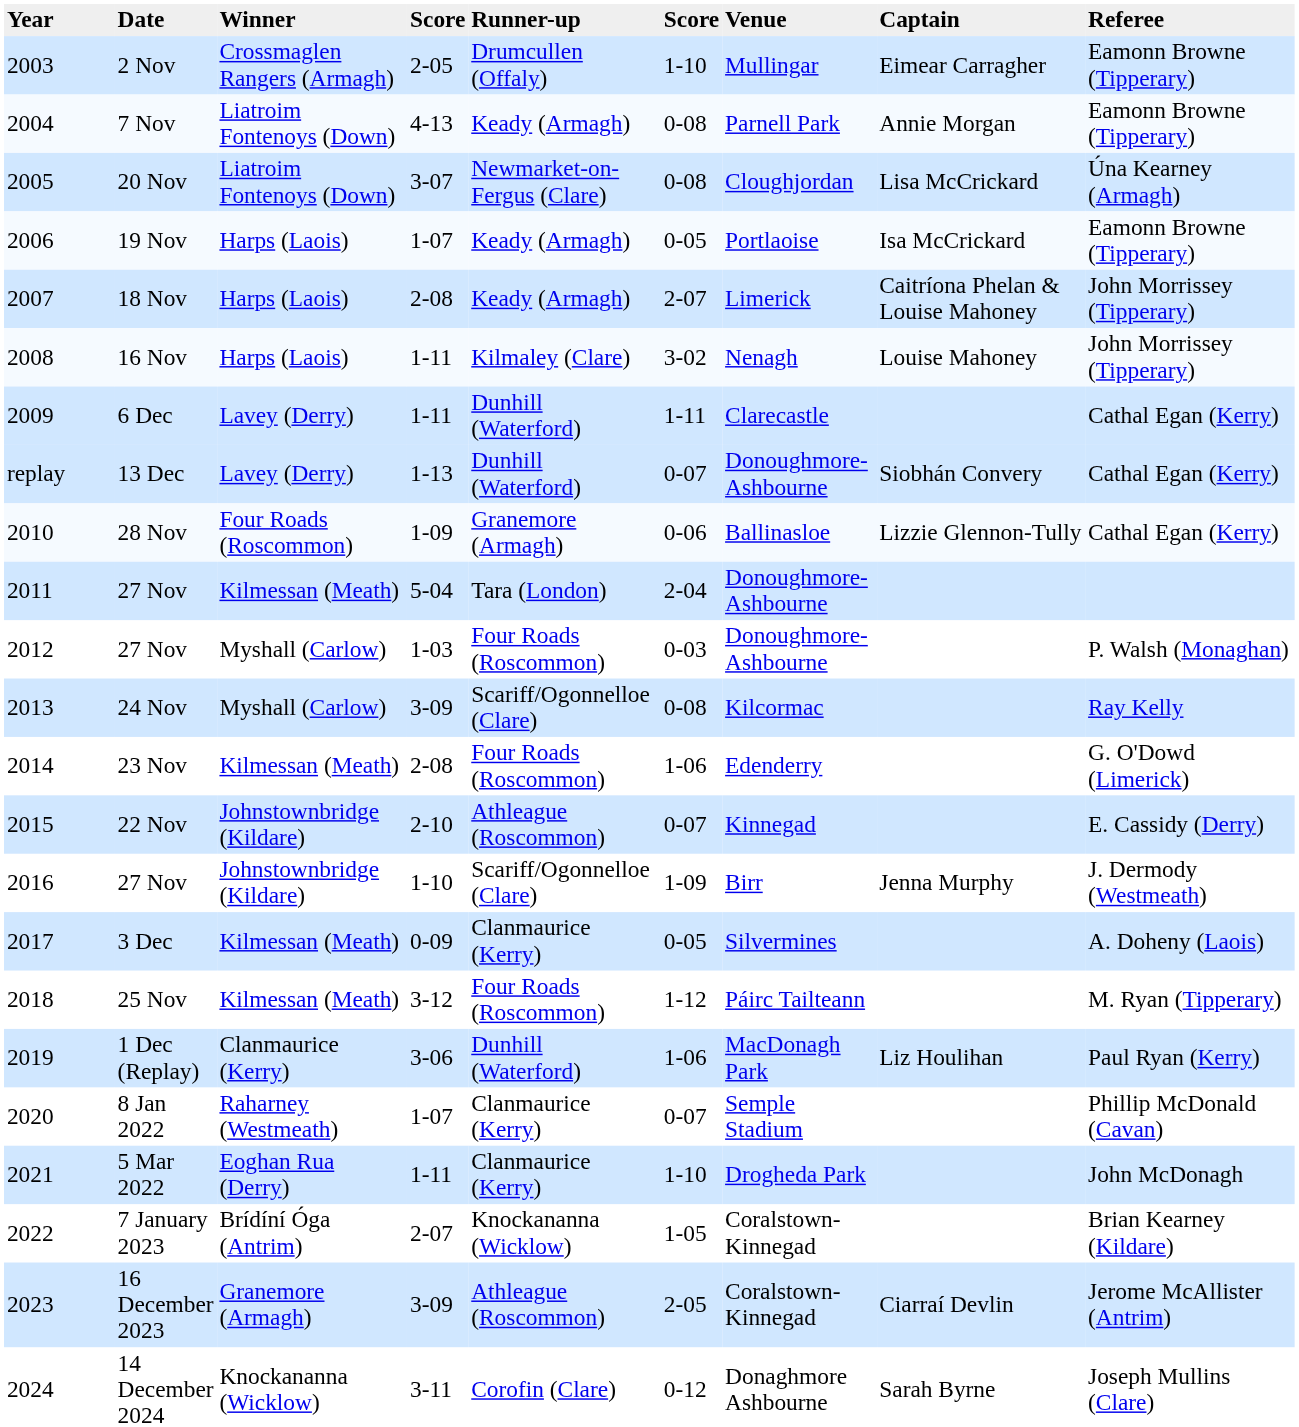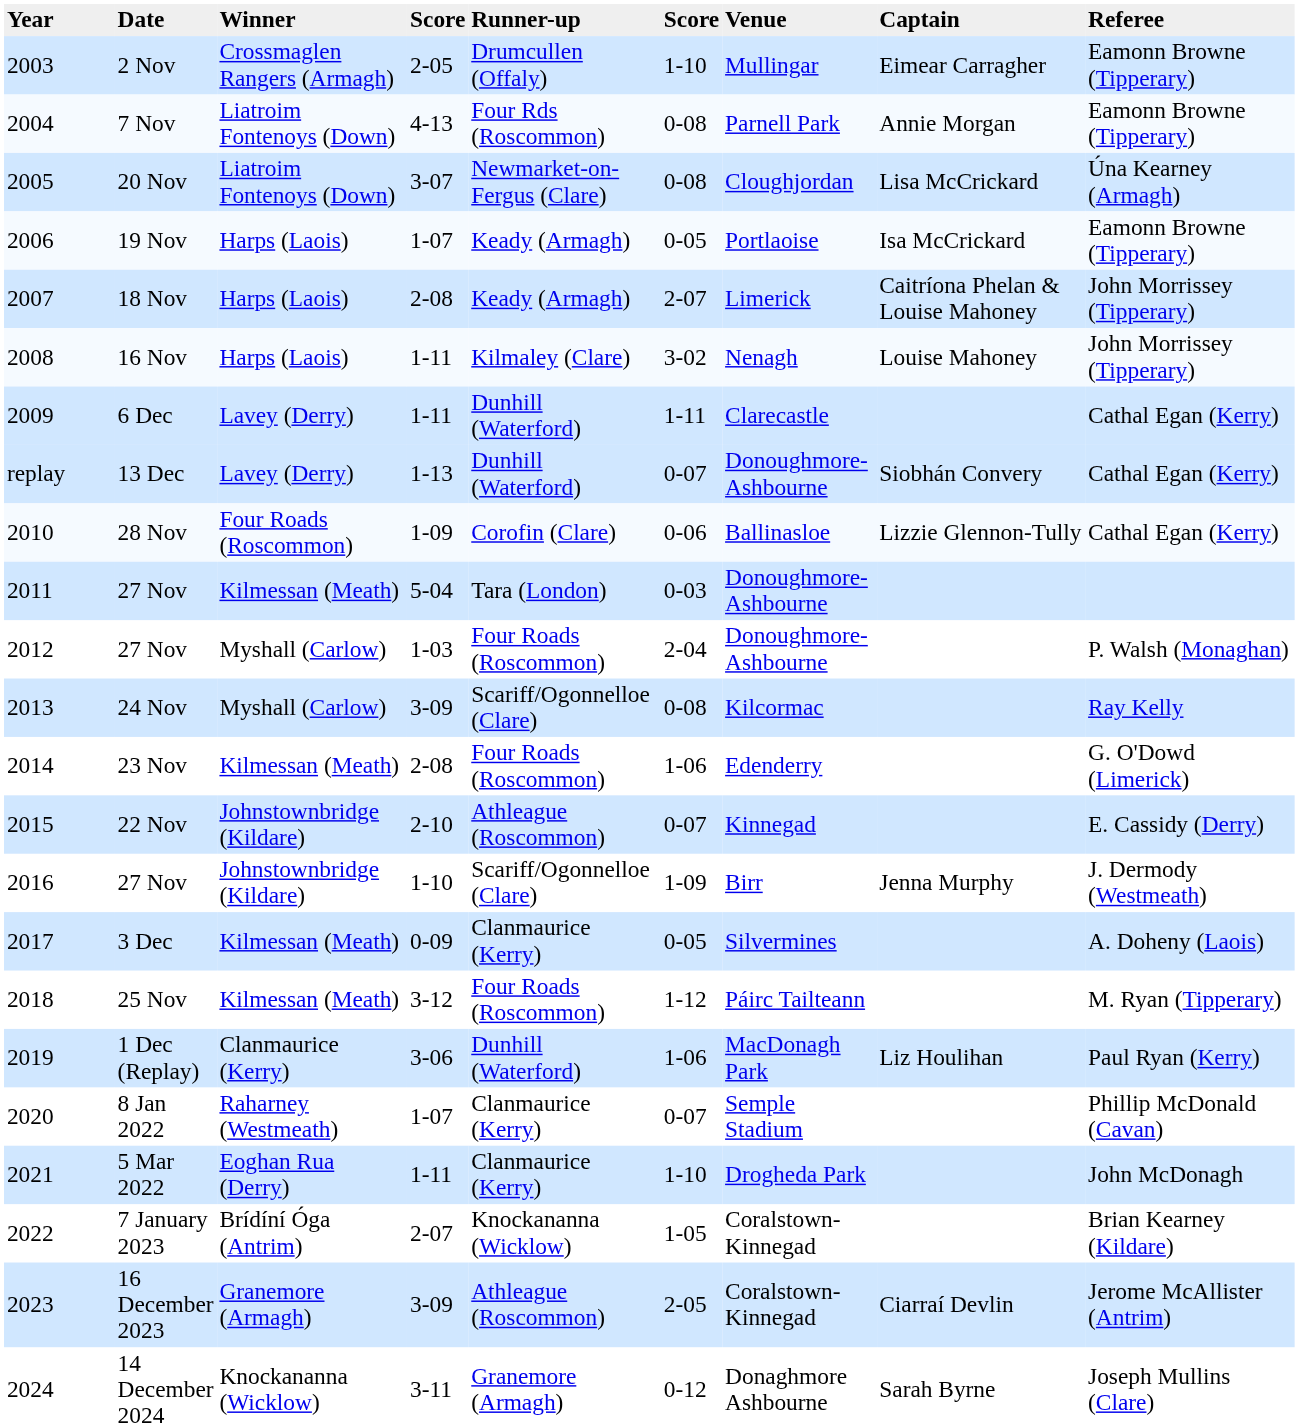(551, 123) Keady (Armagh) -> (538, 123) Four Rds (Roscommon)
(524, 532) Granemore (Armagh) -> (544, 532) Corofin (Clare)
(685, 590) 2-04 -> (685, 590) 0-03
(685, 649) 0-03 -> (685, 649) 2-04
(544, 1389) Corofin (Clare) -> (524, 1389) Granemore (Armagh)
